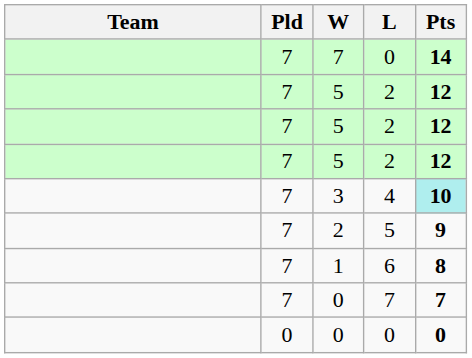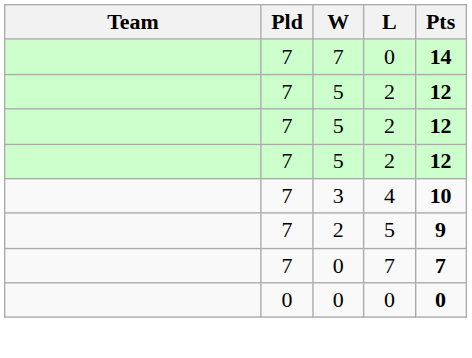(441, 195) paleturquoise background -> (441, 195) no background
- row: (338, 265)
